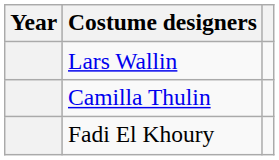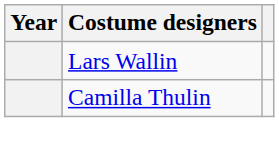- row: (141, 135)
